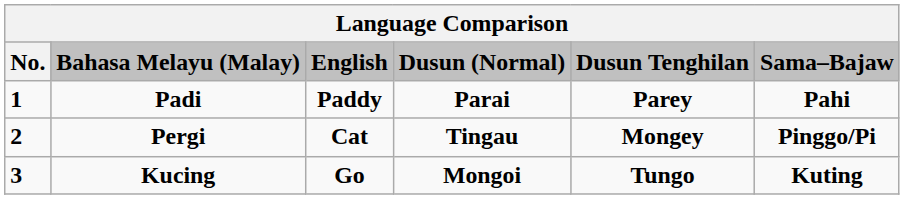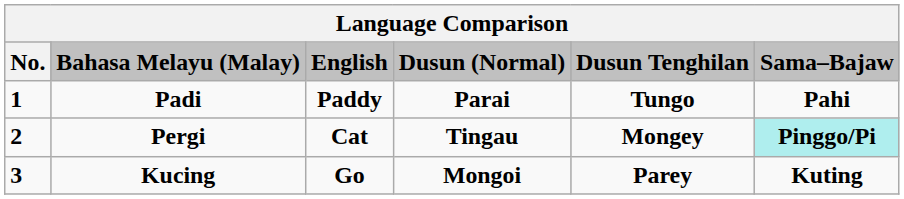(663, 99) Parey -> (663, 99) Tungo
(827, 136) no background -> (827, 136) paleturquoise background
(663, 174) Tungo -> (663, 174) Parey
